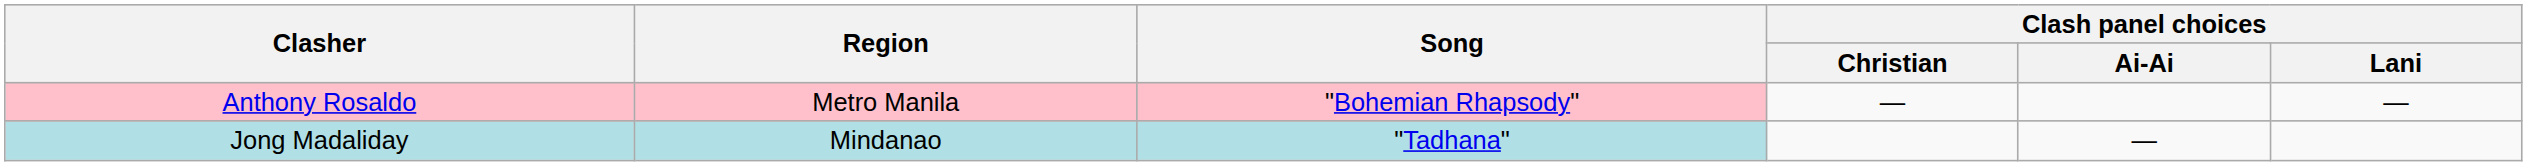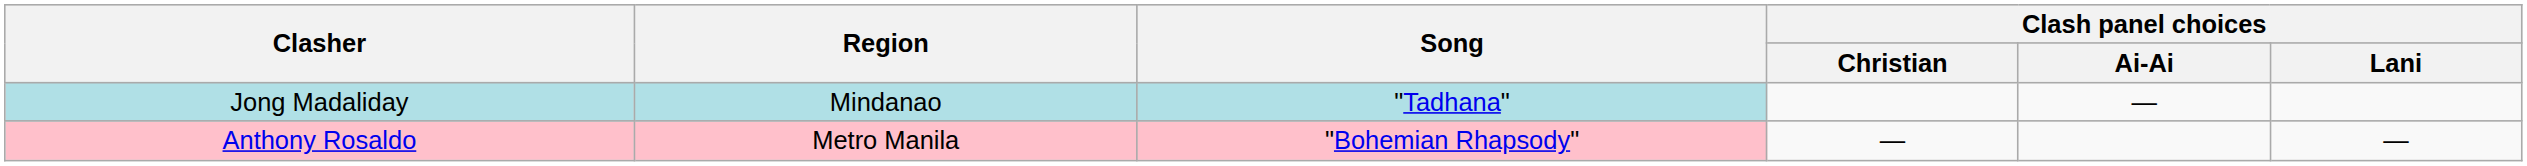rows swapped: (319, 140) <-> (319, 102)
